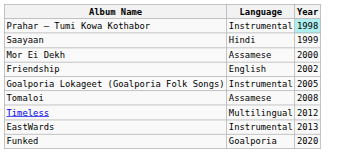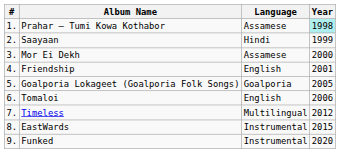+ column: (12, 12)
(261, 26) Instrumental -> (265, 26) Assamese
(308, 69) 2002 -> (322, 69) 2001
(261, 84) Instrumental -> (268, 84) Goalporia
(250, 98) Assamese -> (262, 98) English
(308, 98) 2008 -> (322, 98) 2006
(308, 127) 2013 -> (322, 127) 2015
(253, 141) Goalporia -> (276, 141) Instrumental
